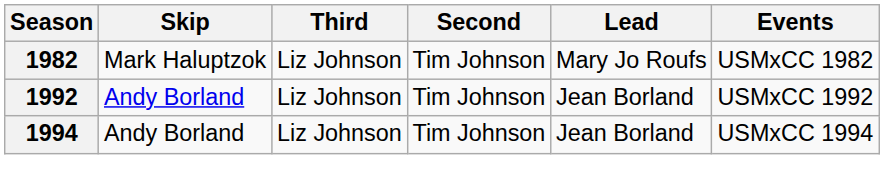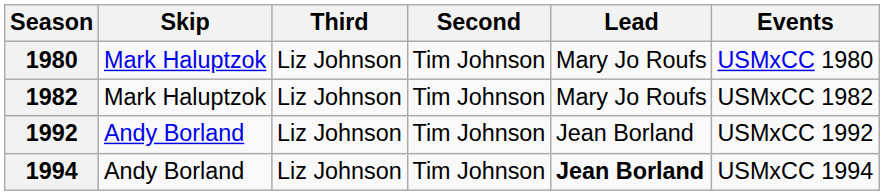+ row: (52, 60)
(625, 134) normal -> (630, 171) bold
